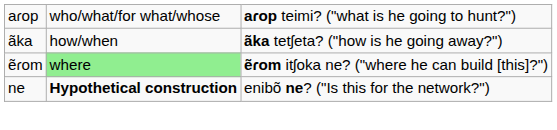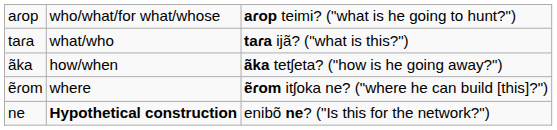+ row: (21, 40)
(70, 64) lightgreen background -> (70, 88) no background
